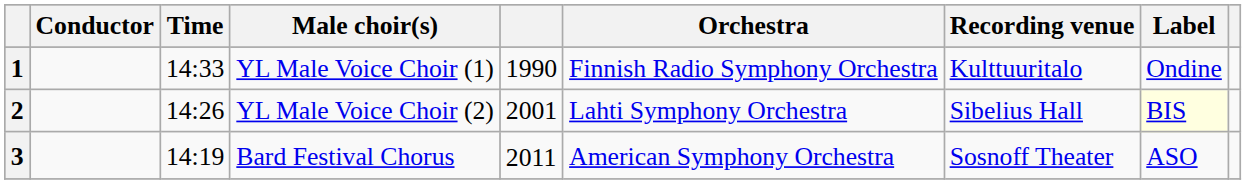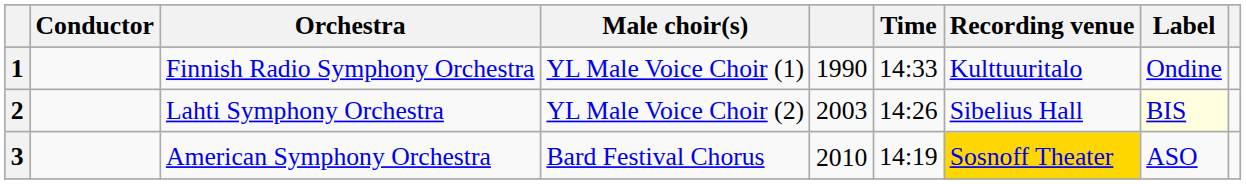columns swapped: (753, 25) <-> (195, 25)
(532, 110) 2001 -> (842, 110) 2003
(531, 158) 2011 -> (842, 158) 2010
(1032, 155) no background -> (1032, 155) gold background
